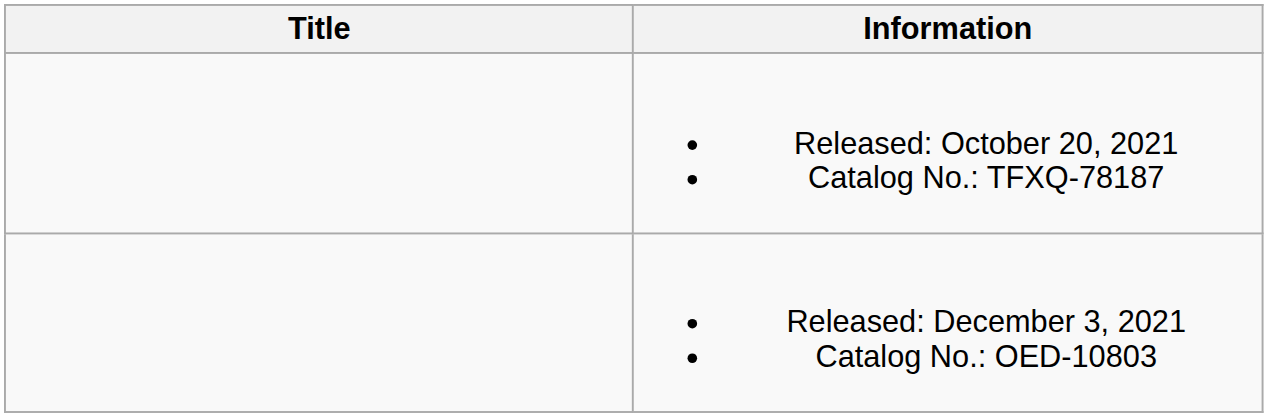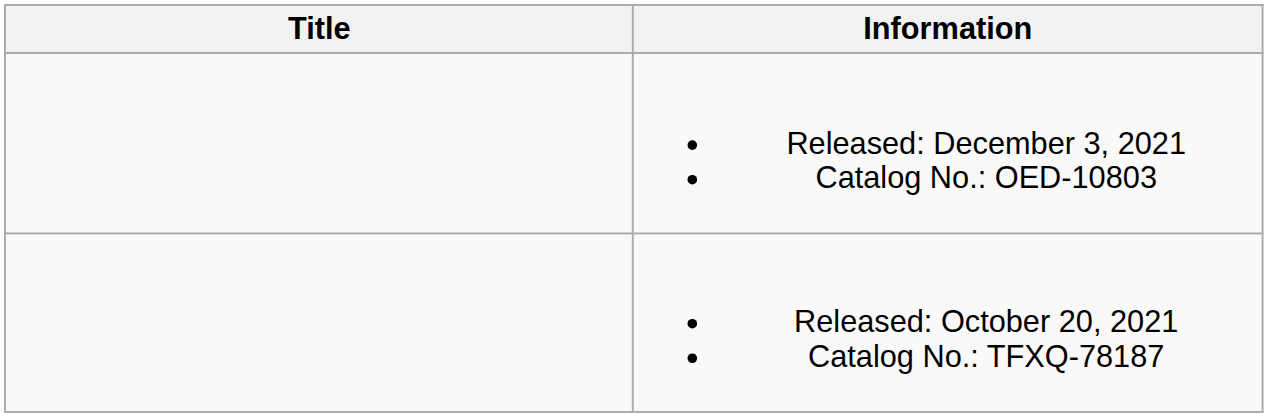rows swapped: (948, 161) <-> (948, 340)
